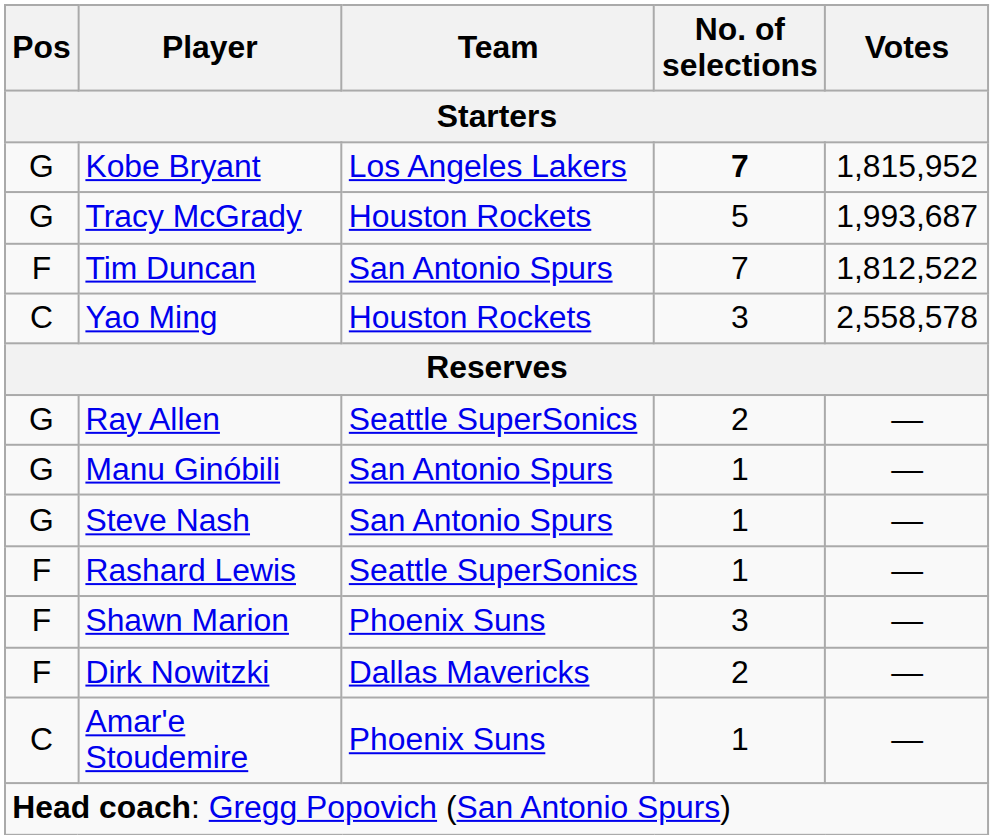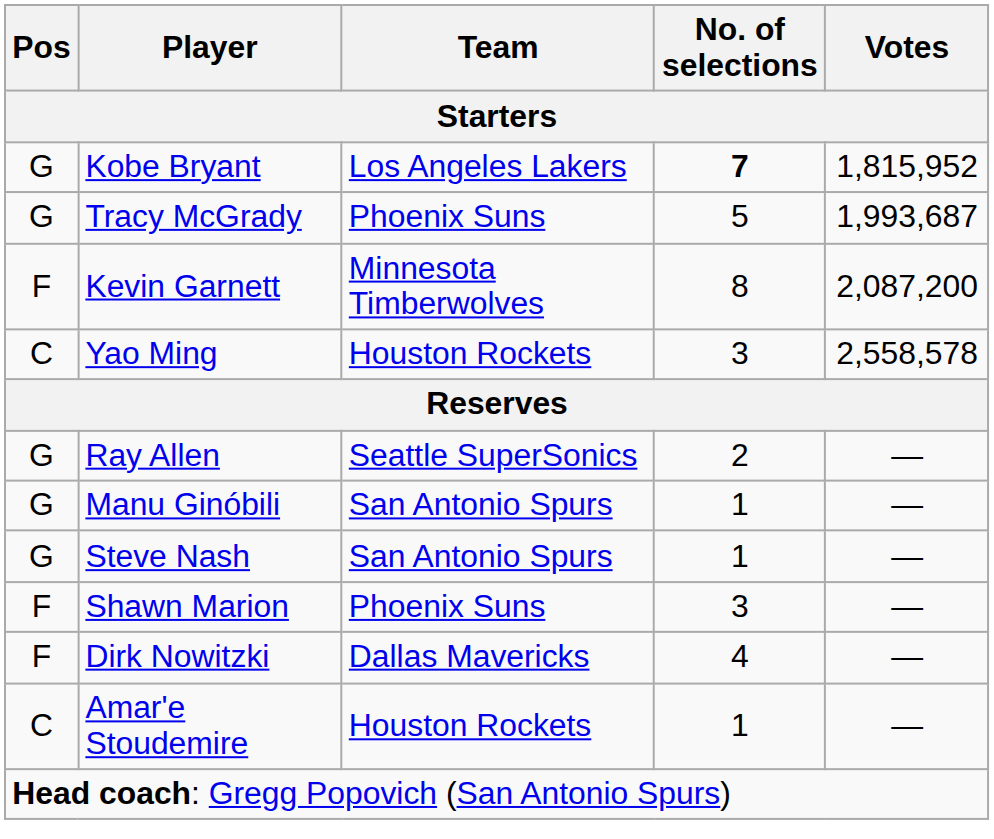(470, 217) Houston Rockets -> (447, 217) Phoenix Suns
+ row: (183, 285)
- row: (171, 267)
- row: (191, 570)
(740, 671) 2 -> (740, 656) 4
(447, 739) Phoenix Suns -> (470, 725) Houston Rockets
